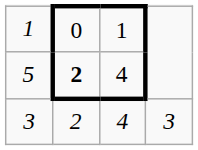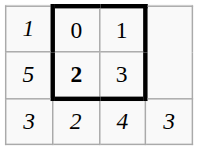(122, 74) 4 -> (122, 74) 3
